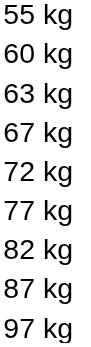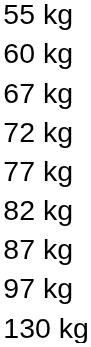- row: (38, 93)
+ row: (46, 328)
